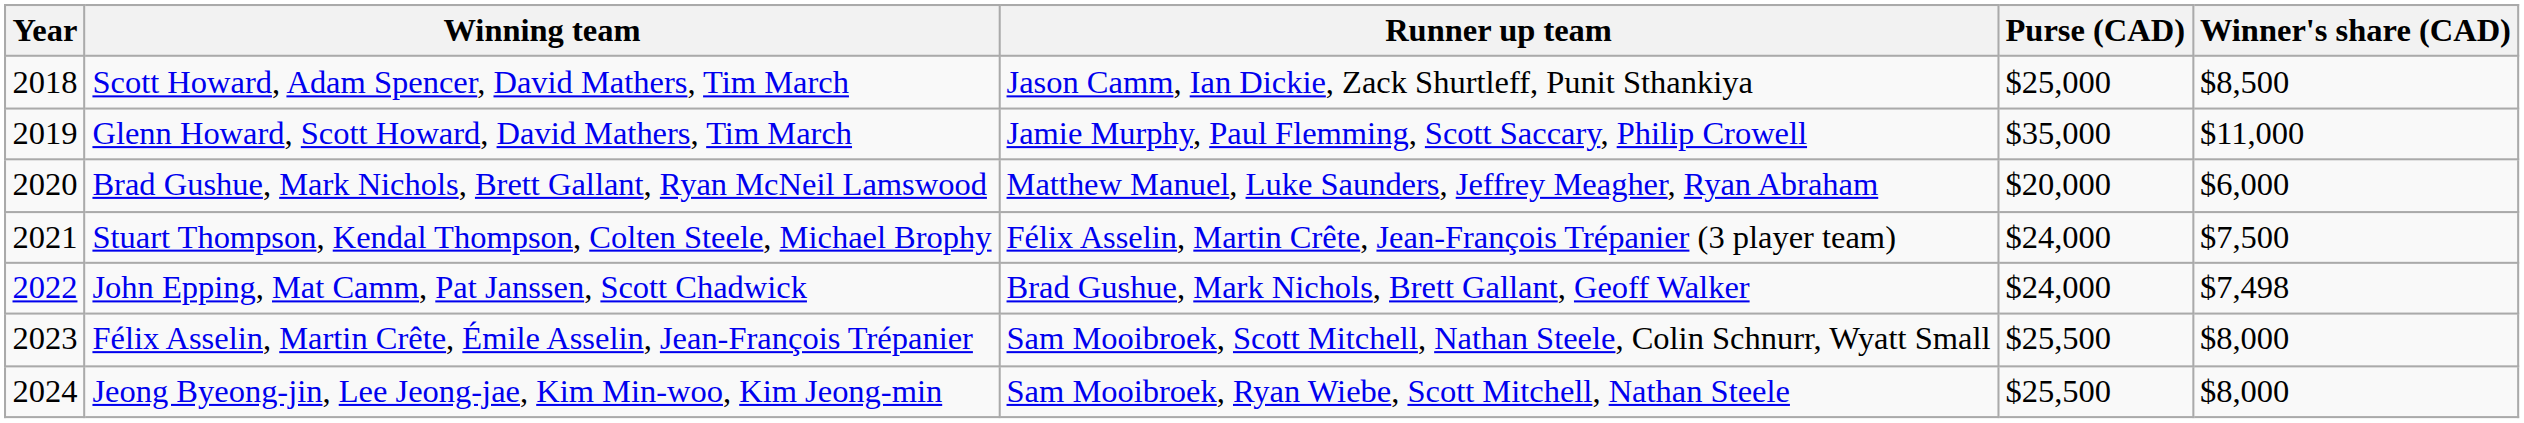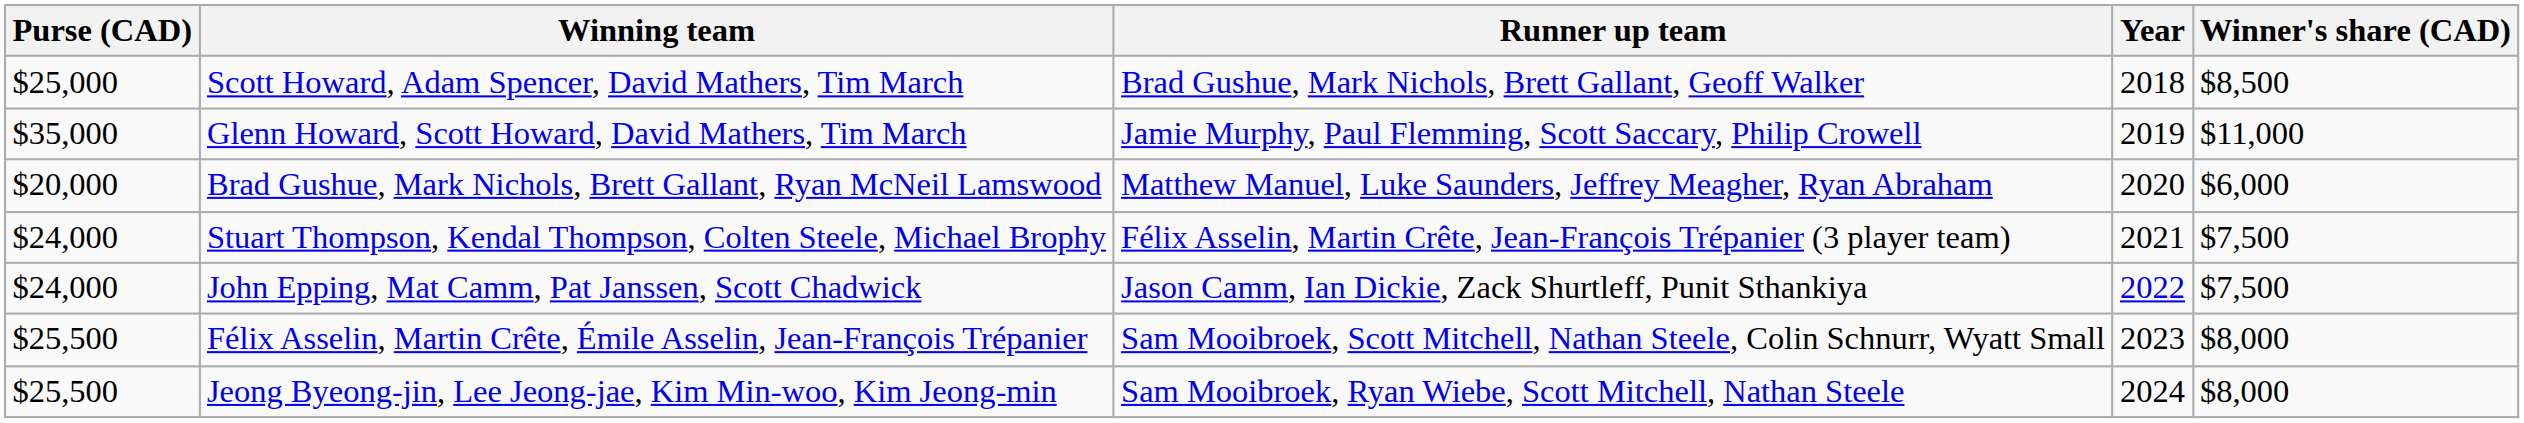columns swapped: (45, 30) <-> (2095, 30)
(1380, 81) Jason Camm, Ian Dickie, Zack Shurtleff, Punit Sthankiya -> (1493, 81) Brad Gushue, Mark Nichols, Brett Gallant, Geoff Walker
(1378, 287) Brad Gushue, Mark Nichols, Brett Gallant, Geoff Walker -> (1494, 287) Jason Camm, Ian Dickie, Zack Shurtleff, Punit Sthankiya
(2245, 287) $7,498 -> (2245, 287) $7,500
